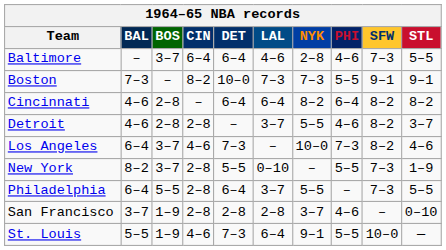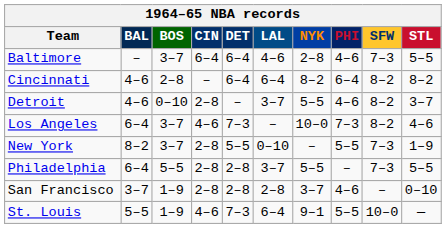- row: (32, 82)
(168, 126) 2–8 -> (172, 104) 0–10
(234, 191) 6–4 -> (238, 169) 2–8
